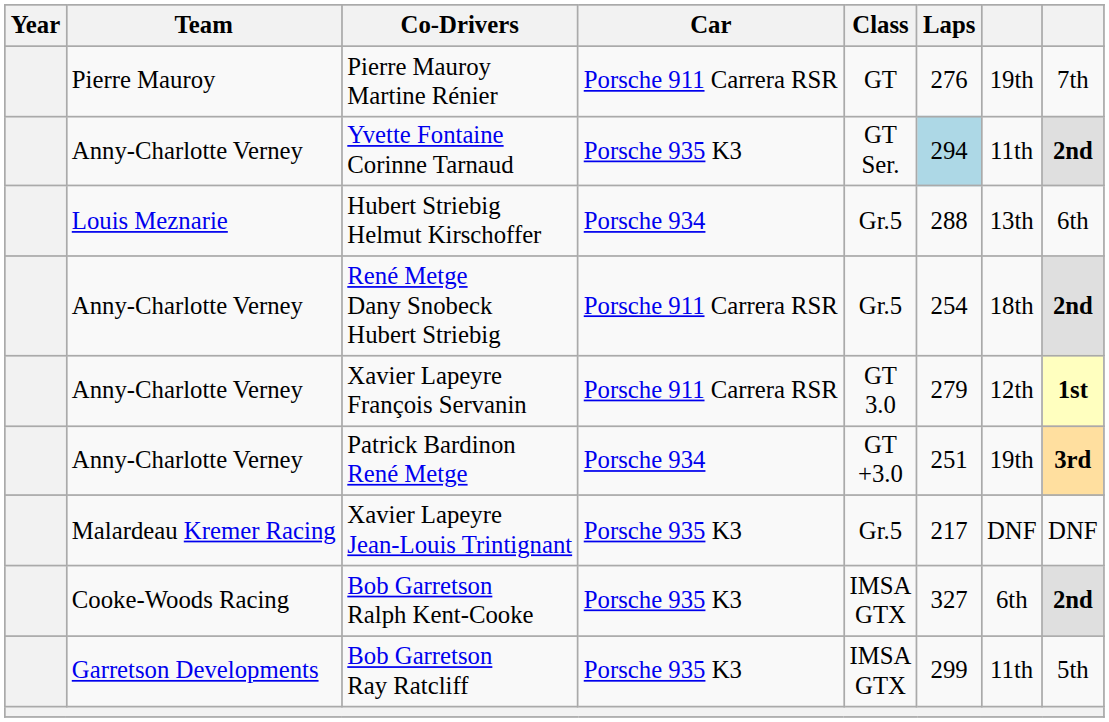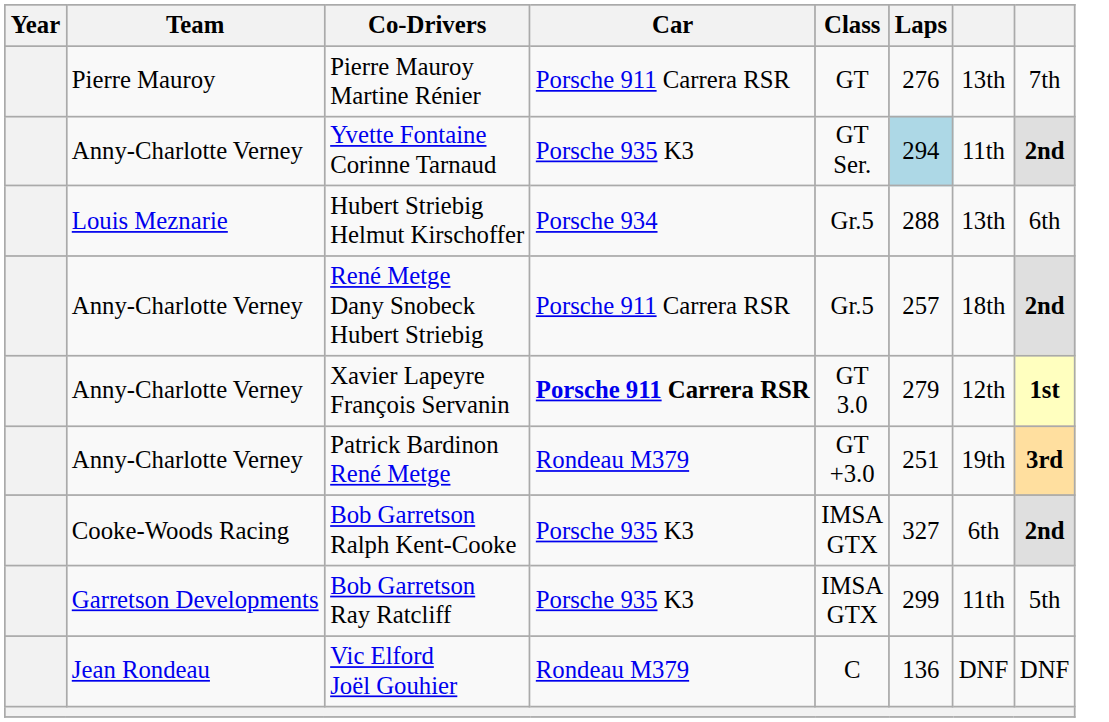(1012, 80) 19th -> (983, 80) 13th
(949, 305) 254 -> (921, 305) 257
(711, 390) normal -> (673, 390) bold
(645, 460) Porsche 934 -> (612, 460) Rondeau M379
- row: (460, 530)
+ row: (394, 670)
